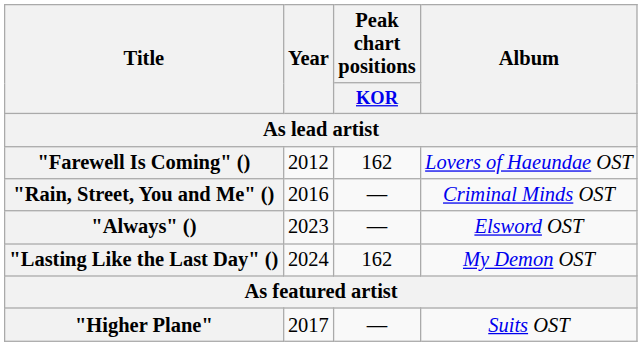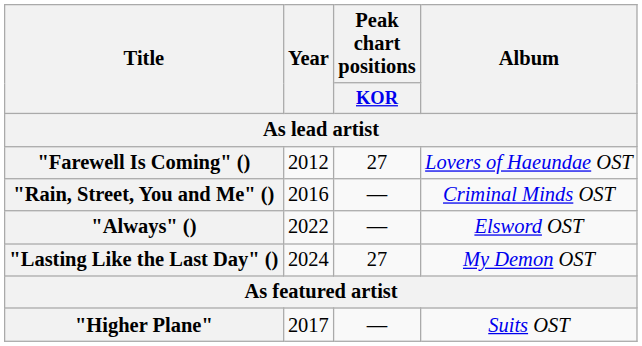(377, 162) 162 -> (377, 162) 27
(308, 227) 2023 -> (308, 227) 2022
(377, 259) 162 -> (377, 259) 27
